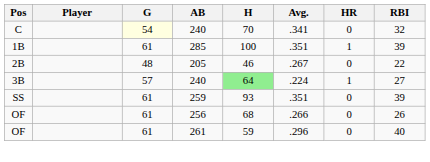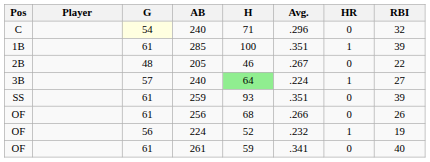(248, 30) 70 -> (248, 30) 71
(299, 30) .341 -> (299, 30) .296
+ row: (18, 132)
(299, 132) .296 -> (299, 149) .341
